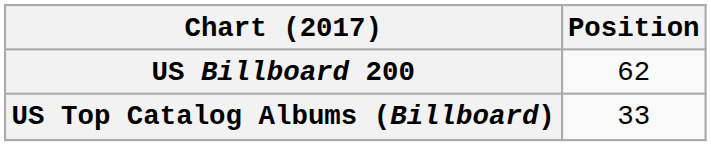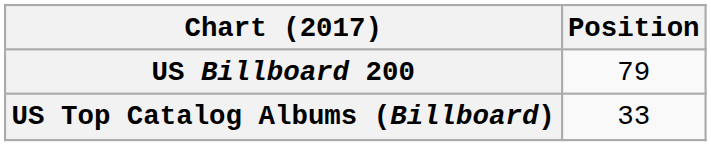(634, 72) 62 -> (634, 72) 79
